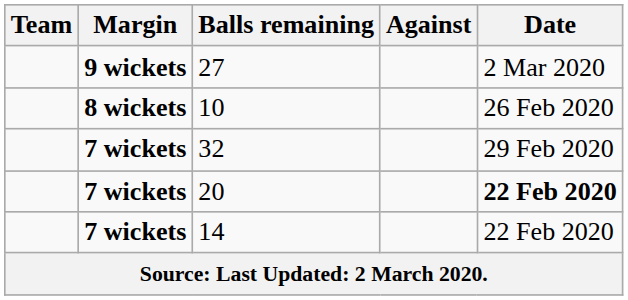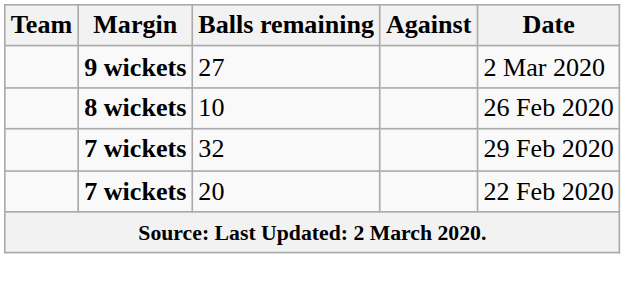(550, 190) bold -> (549, 190) normal
- row: (211, 231)
